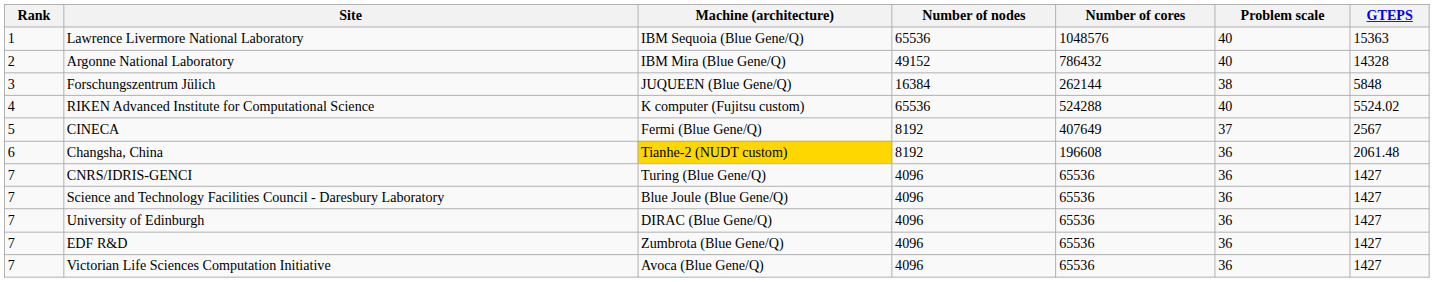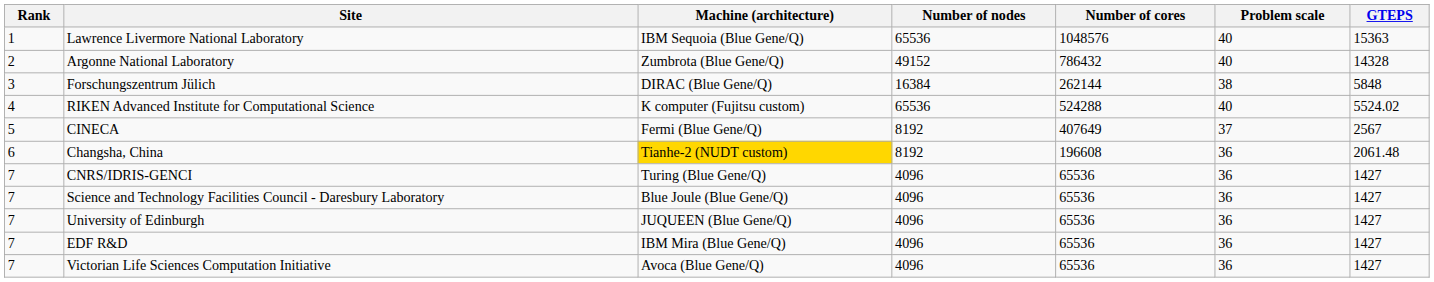(713, 60) IBM Mira (Blue Gene/Q) -> (712, 60) Zumbrota (Blue Gene/Q)
(716, 83) JUQUEEN (Blue Gene/Q) -> (706, 83) DIRAC (Blue Gene/Q)
(706, 220) DIRAC (Blue Gene/Q) -> (716, 220) JUQUEEN (Blue Gene/Q)
(712, 242) Zumbrota (Blue Gene/Q) -> (713, 242) IBM Mira (Blue Gene/Q)
